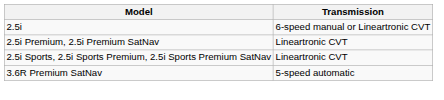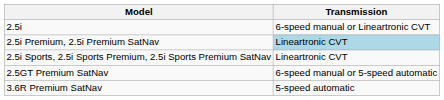(312, 42) no background -> (312, 42) lightblue background
+ row: (57, 73)
